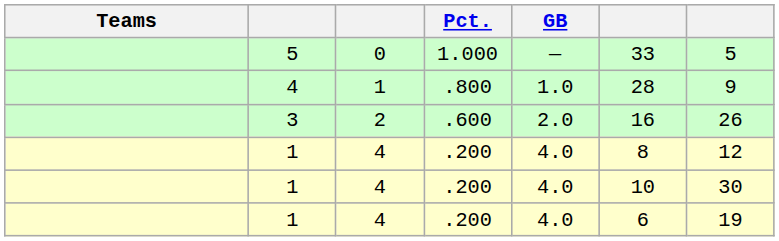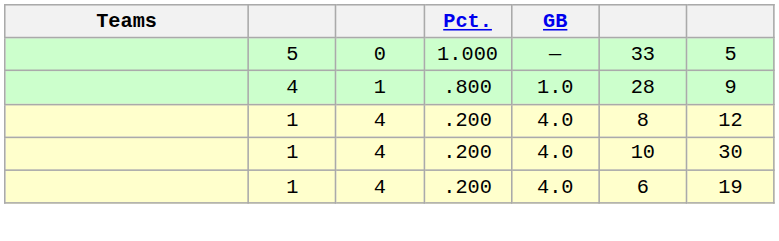- row: (292, 120)
